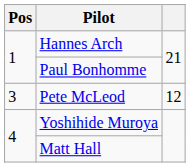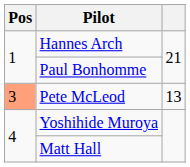(12, 96) no background -> (12, 96) lightsalmon background
(173, 96) 12 -> (173, 96) 13
